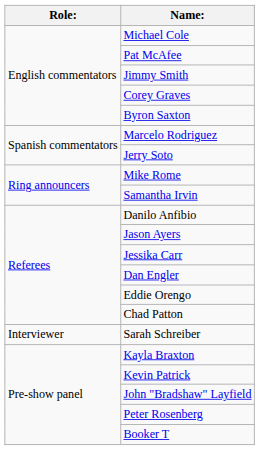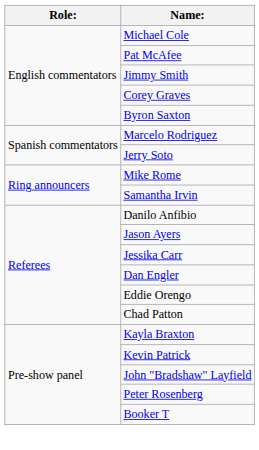- row: (162, 334)
